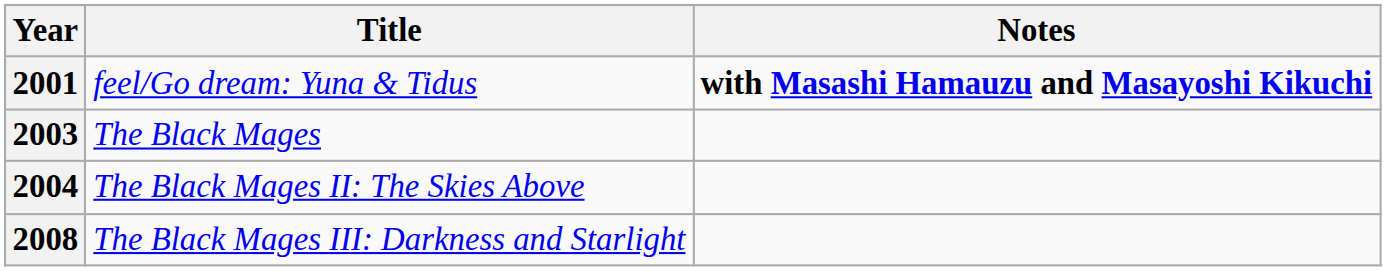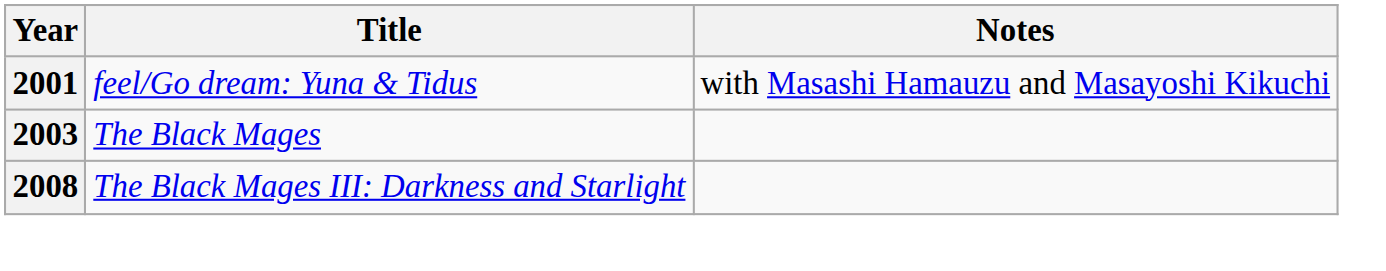(1036, 82) bold -> (1015, 82) normal
- row: (45, 186)
